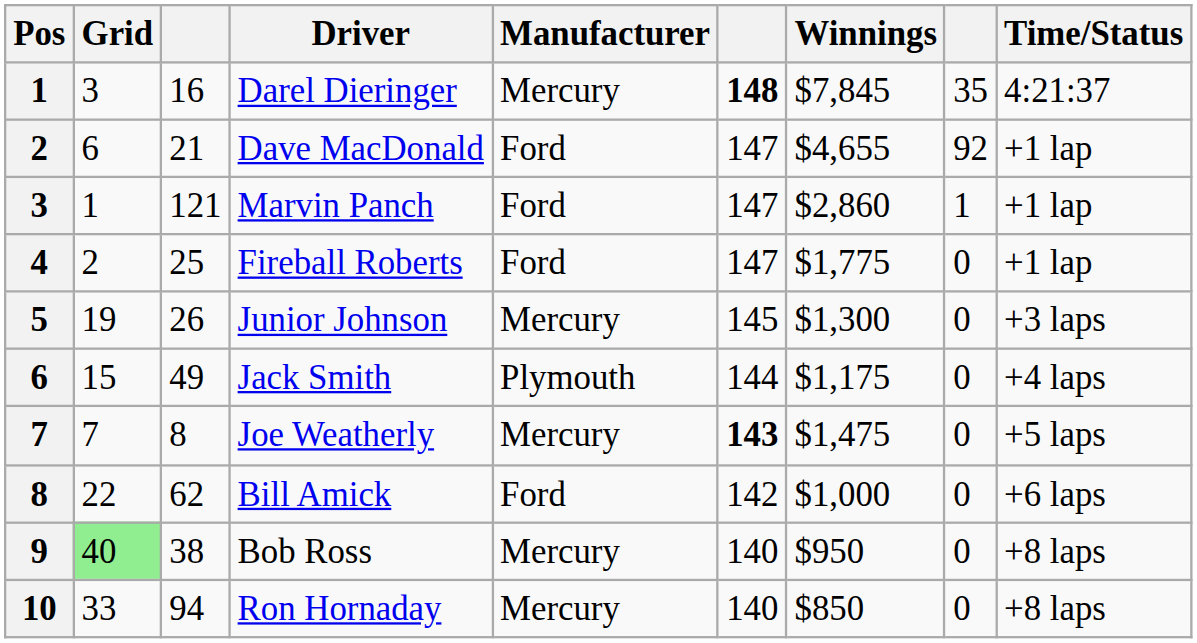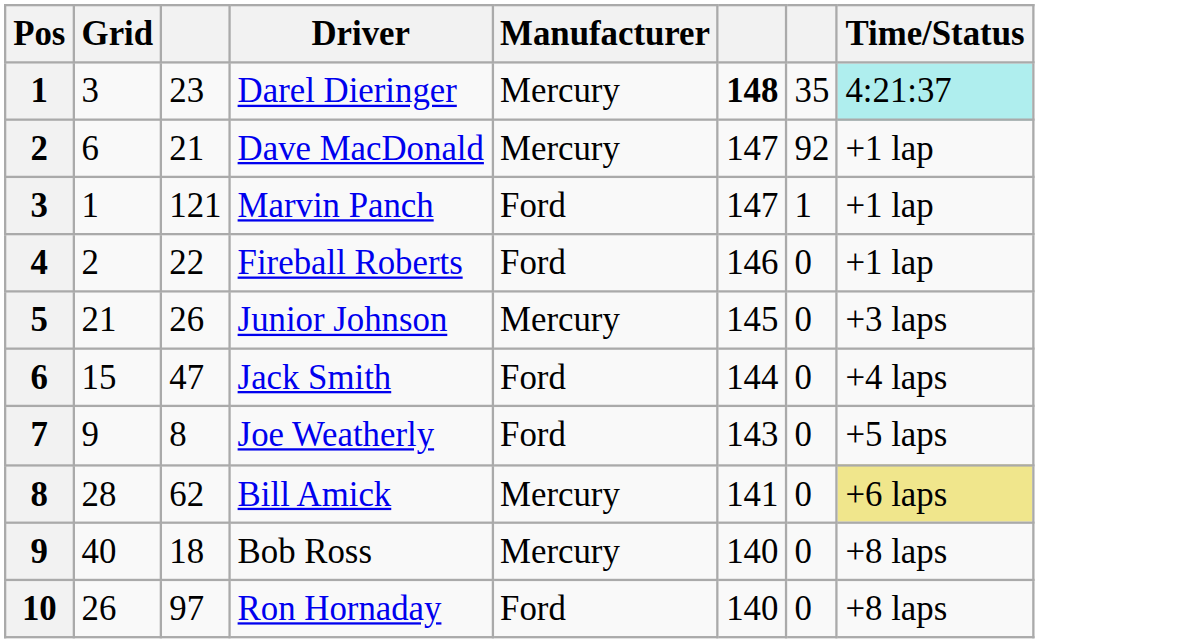- column: (866, 33)
(187, 90) 16 -> (187, 90) 23
(1057, 90) no background -> (899, 90) paleturquoise background
(533, 148) Ford -> (560, 148) Mercury
(187, 262) 25 -> (187, 262) 22
(752, 262) 147 -> (752, 262) 146
(99, 320) 19 -> (99, 320) 21
(187, 377) 49 -> (187, 377) 47
(568, 377) Plymouth -> (533, 377) Ford
(90, 435) 7 -> (90, 435) 9
(560, 435) Mercury -> (533, 435) Ford
(752, 435) bold -> (752, 435) normal
(99, 492) 22 -> (99, 492) 28
(533, 492) Ford -> (560, 492) Mercury
(752, 492) 142 -> (752, 492) 141
(1055, 492) no background -> (896, 492) khaki background
(99, 549) lightgreen background -> (99, 549) no background
(187, 549) 38 -> (187, 549) 18
(99, 607) 33 -> (99, 607) 26
(187, 607) 94 -> (187, 607) 97
(560, 607) Mercury -> (533, 607) Ford
